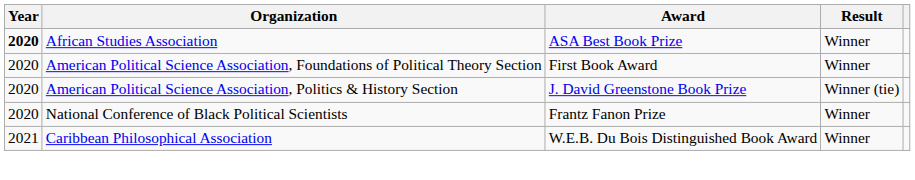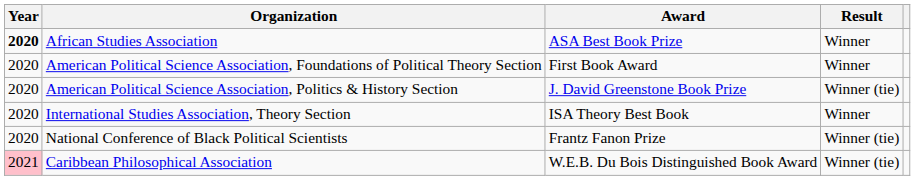+ row: (198, 114)
(847, 114) Winner -> (862, 138) Winner (tie)
(23, 138) no background -> (23, 162) pink background
(847, 138) Winner -> (862, 162) Winner (tie)
